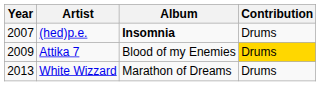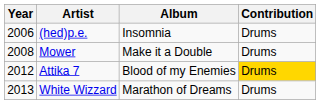(20, 33) 2007 -> (20, 33) 2006
(149, 33) bold -> (147, 33) normal
+ row: (57, 52)
(20, 52) 2009 -> (20, 71) 2012
